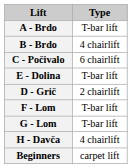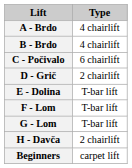(100, 28) T-bar lift -> (100, 28) 4 chairlift
rows swapped: (38, 92) <-> (38, 76)
(100, 139) 4 chairlift -> (100, 139) 2 chairlift
